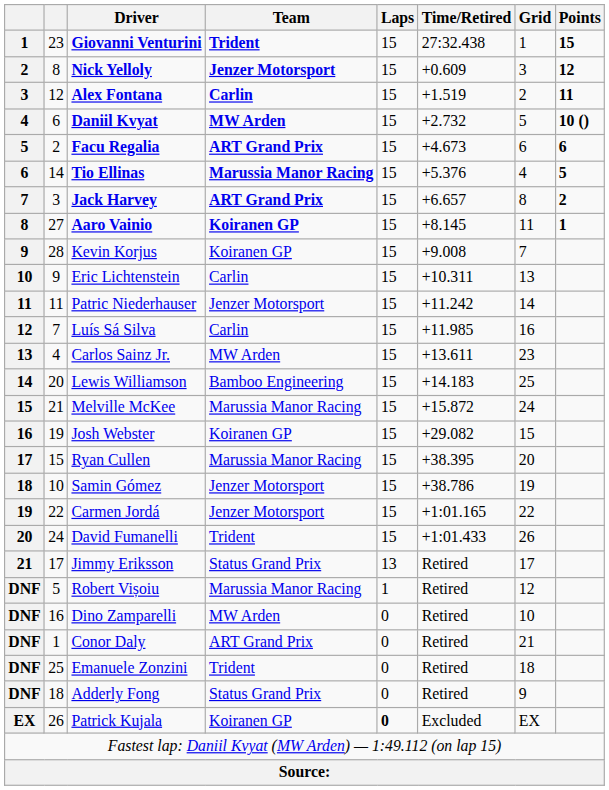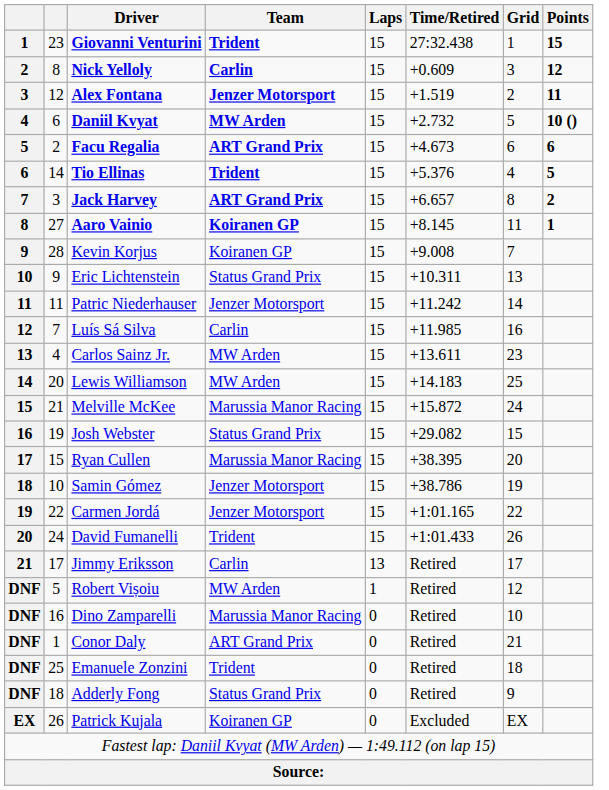(272, 69) Jenzer Motorsport -> (231, 69) Carlin
(231, 95) Carlin -> (272, 95) Jenzer Motorsport
(291, 173) Marussia Manor Racing -> (234, 173) Trident
(229, 277) Carlin -> (265, 277) Status Grand Prix
(276, 381) Bamboo Engineering -> (245, 381) MW Arden
(250, 433) Koiranen GP -> (265, 433) Status Grand Prix
(265, 563) Status Grand Prix -> (229, 563) Carlin
(285, 589) Marussia Manor Racing -> (245, 589) MW Arden
(245, 615) MW Arden -> (285, 615) Marussia Manor Racing
(385, 719) bold -> (373, 719) normal
